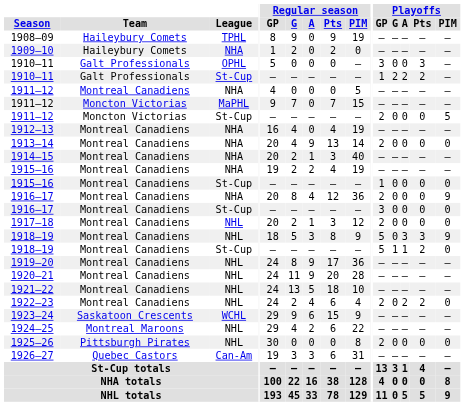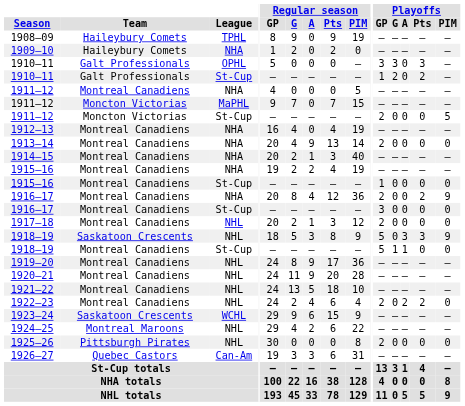(395, 64) 0 -> (395, 64) 3
(405, 77) 2 -> (405, 77) 0
(422, 196) 0 -> (422, 196) 2
(135, 236) Montreal Canadiens -> (135, 236) Saskatoon Crescents
(422, 249) 2 -> (422, 249) 0
